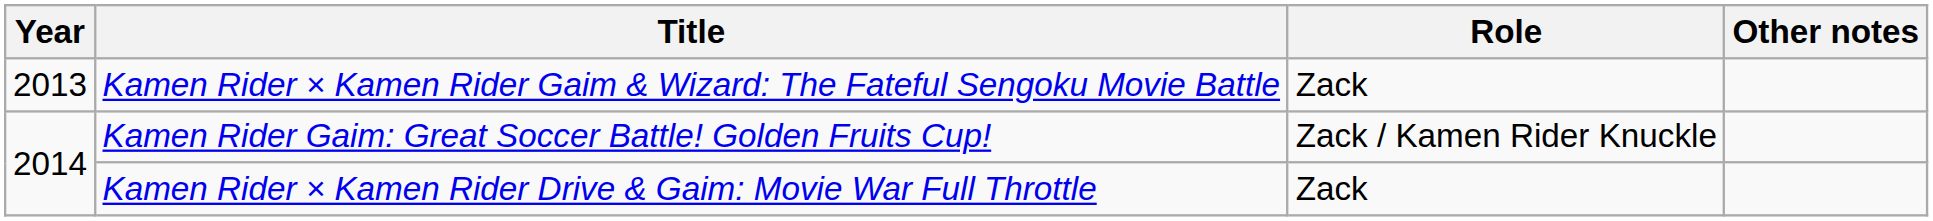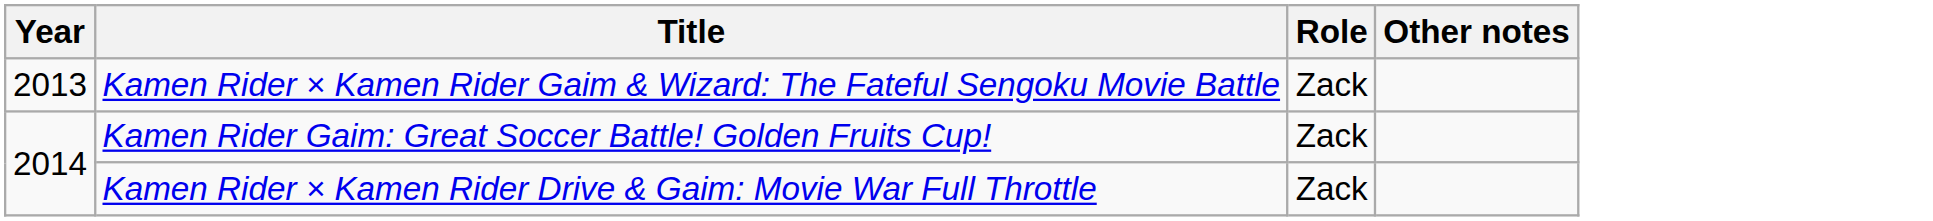(1506, 137) Zack / Kamen Rider Knuckle -> (1332, 137) Zack
